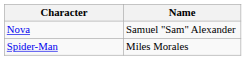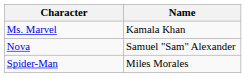+ row: (32, 30)
